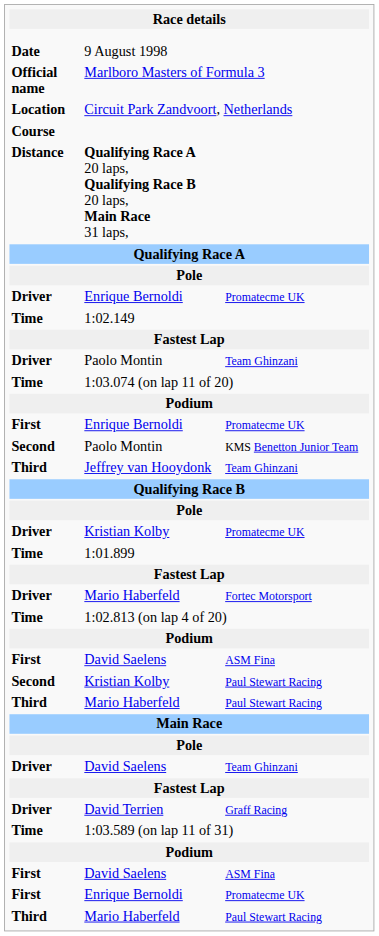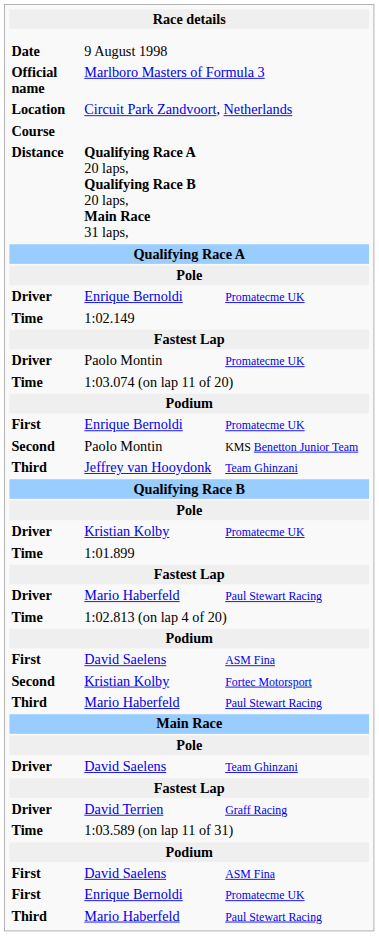(261, 362) Team Ghinzani -> (265, 362) Promatecme UK
(268, 596) Fortec Motorsport -> (274, 596) Paul Stewart Racing
(274, 682) Paul Stewart Racing -> (268, 682) Fortec Motorsport
